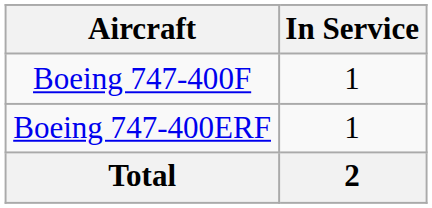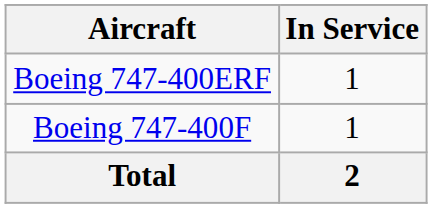rows swapped: (142, 78) <-> (142, 127)
